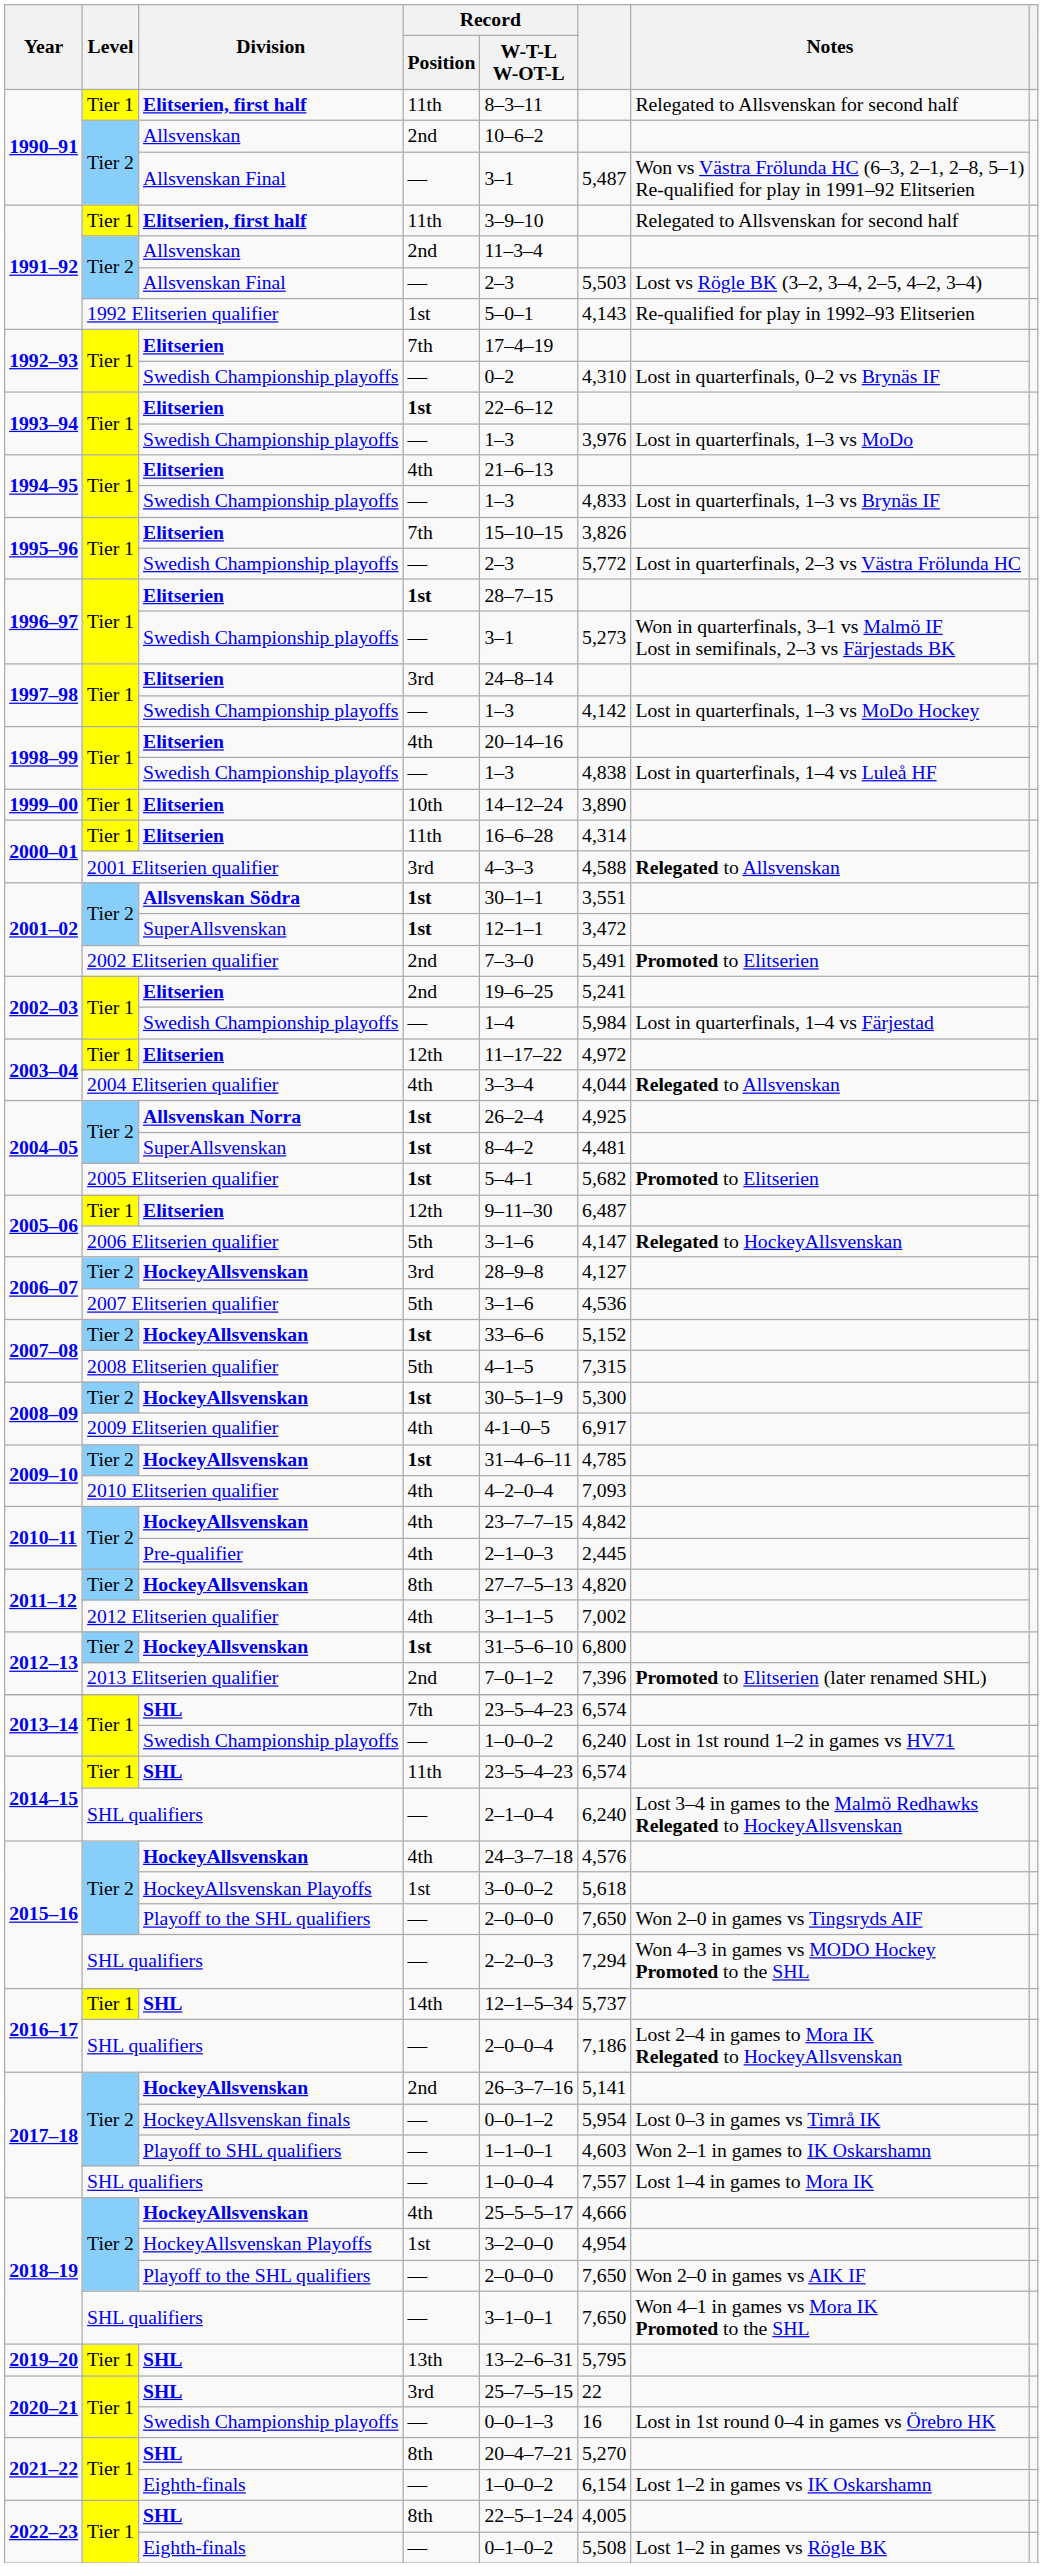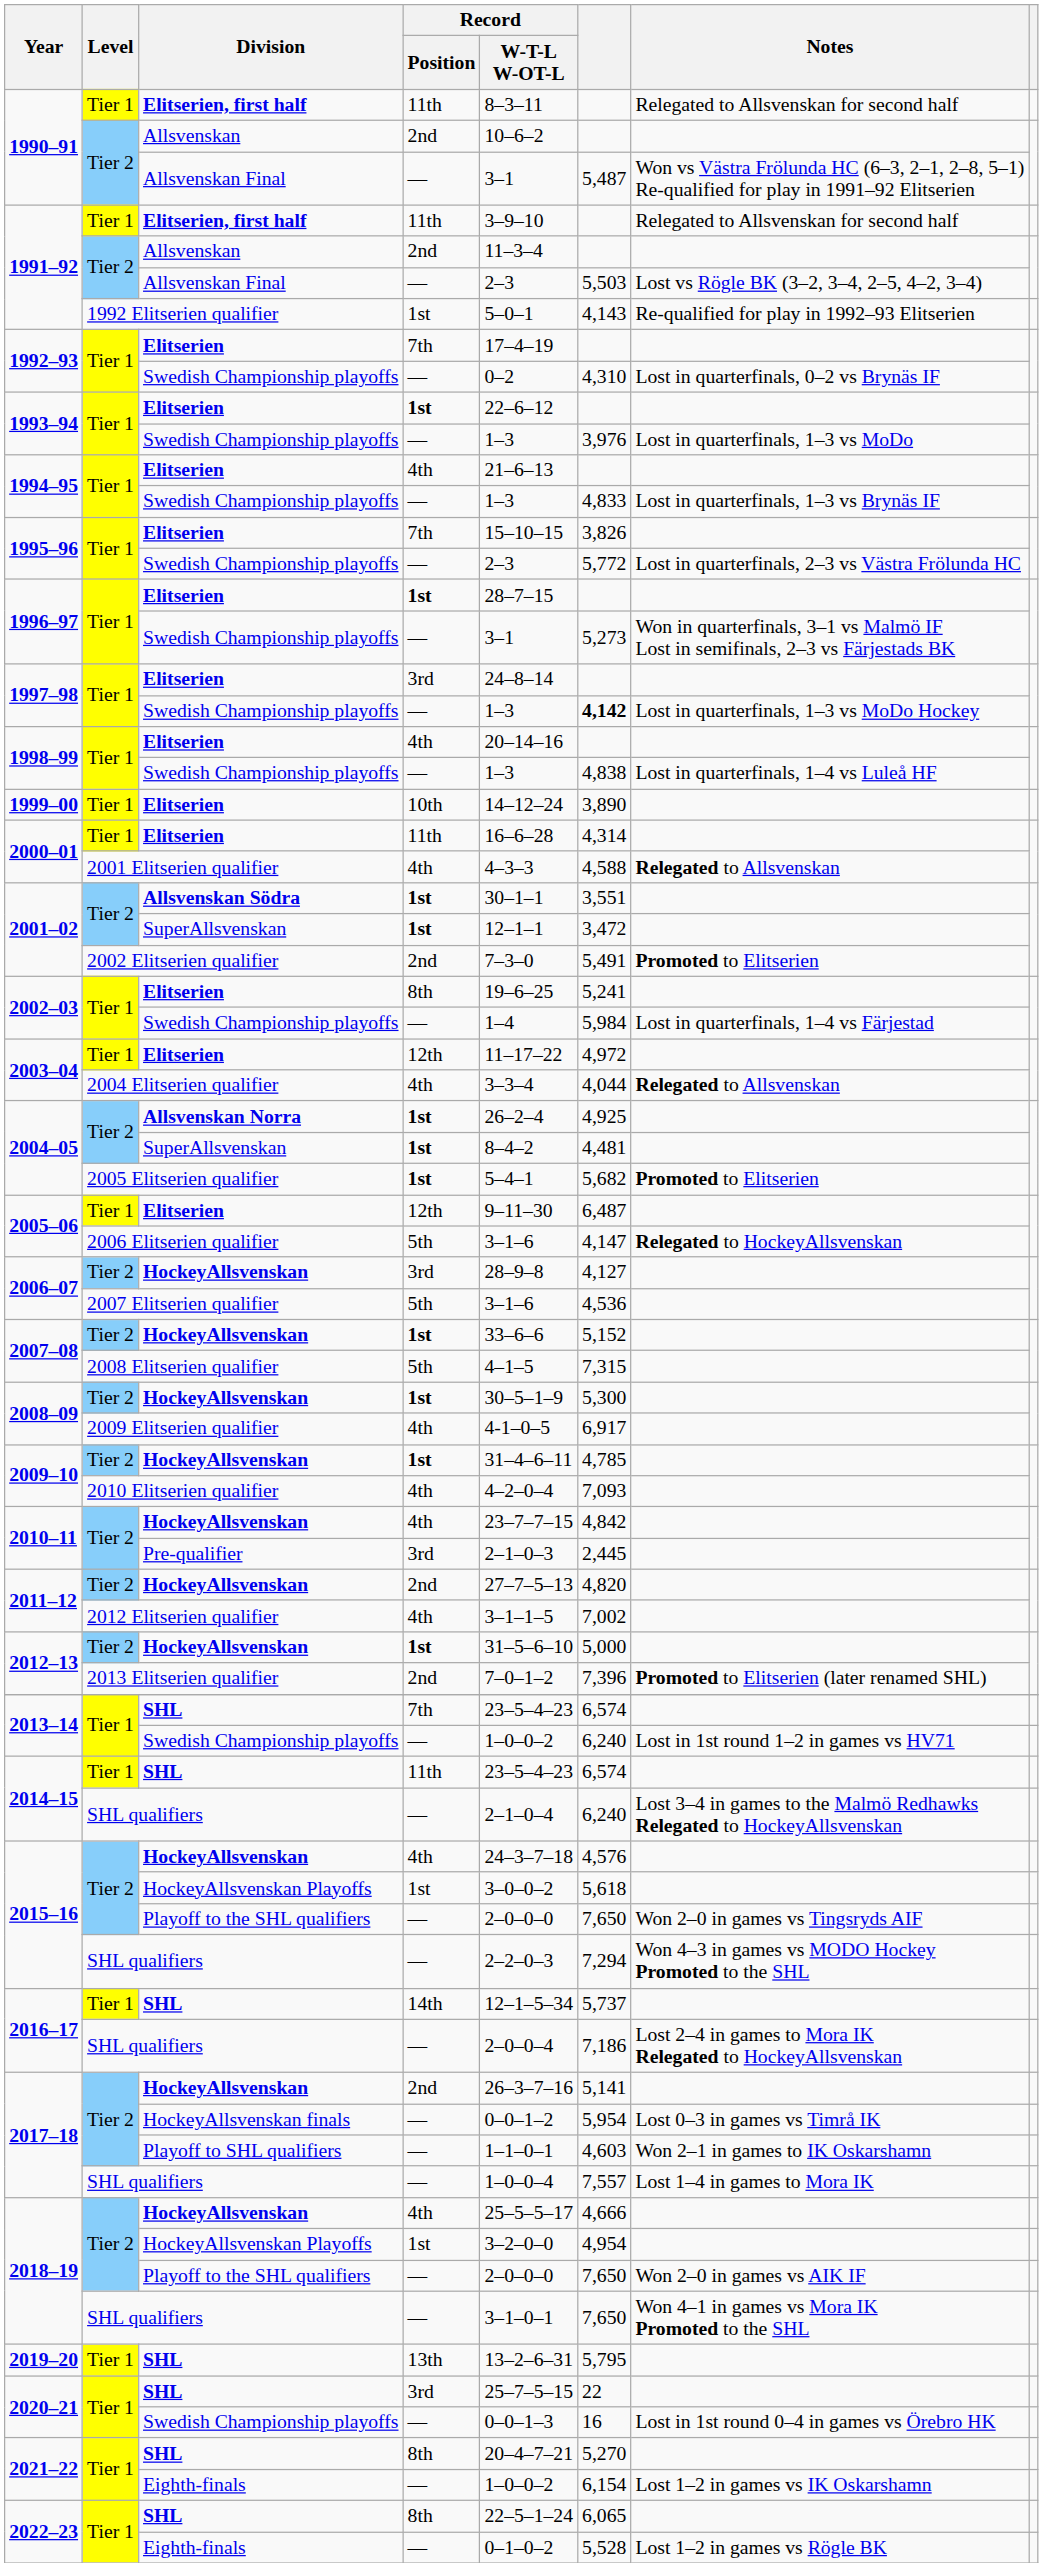(604, 710) normal -> (604, 710) bold
(421, 866) 3rd -> (420, 866) 4th
(422, 991) 2nd -> (420, 991) 8th
(420, 1553) 4th -> (421, 1553) 3rd
(420, 1584) 8th -> (422, 1584) 2nd
(604, 1647) 6,800 -> (604, 1647) 5,000
(604, 2515) 4,005 -> (604, 2515) 6,065
(604, 2547) 5,508 -> (604, 2547) 5,528
